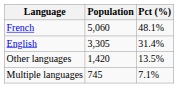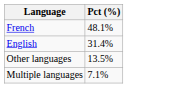- column: (111, 12)
